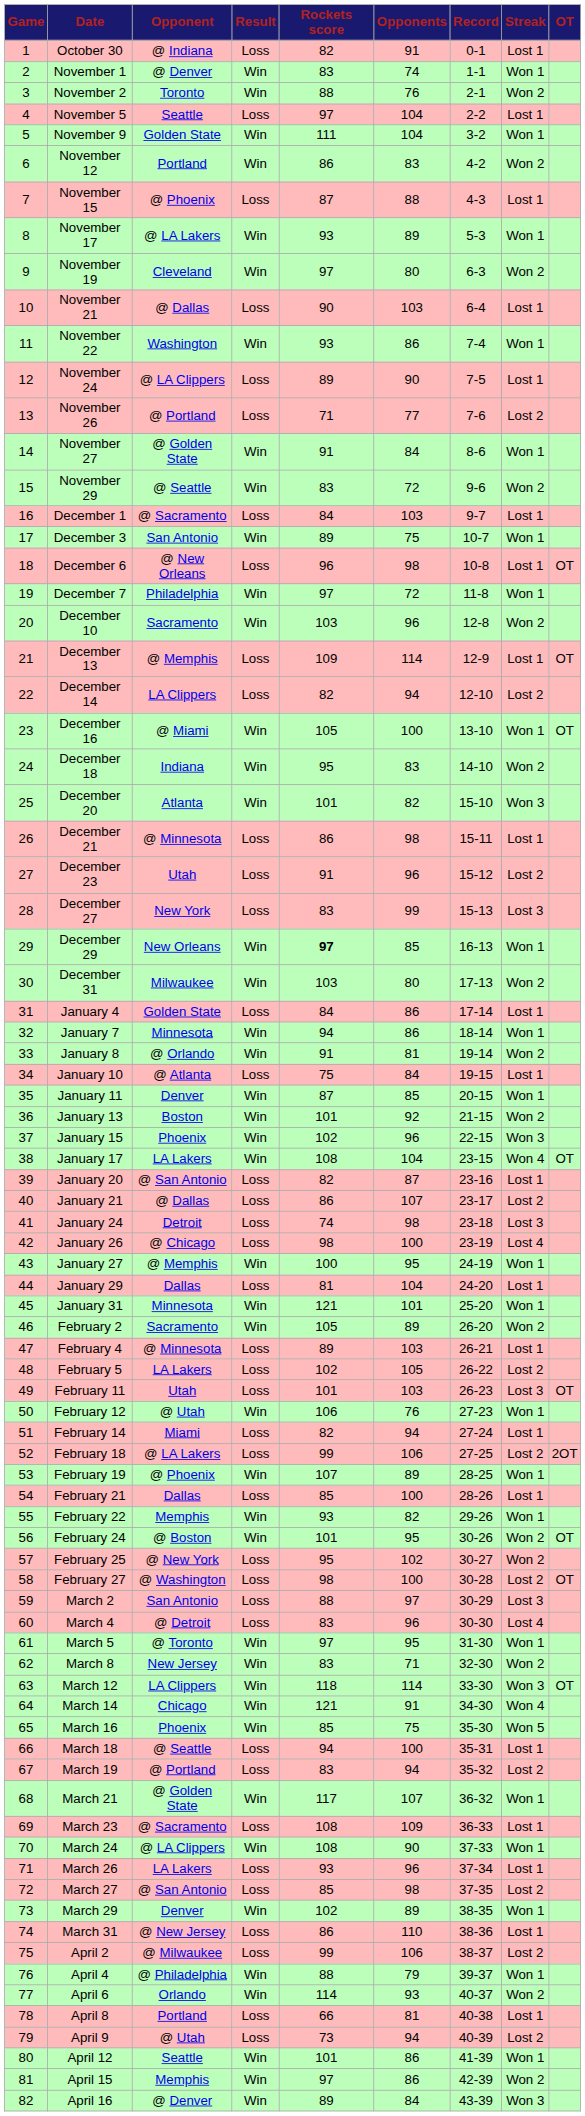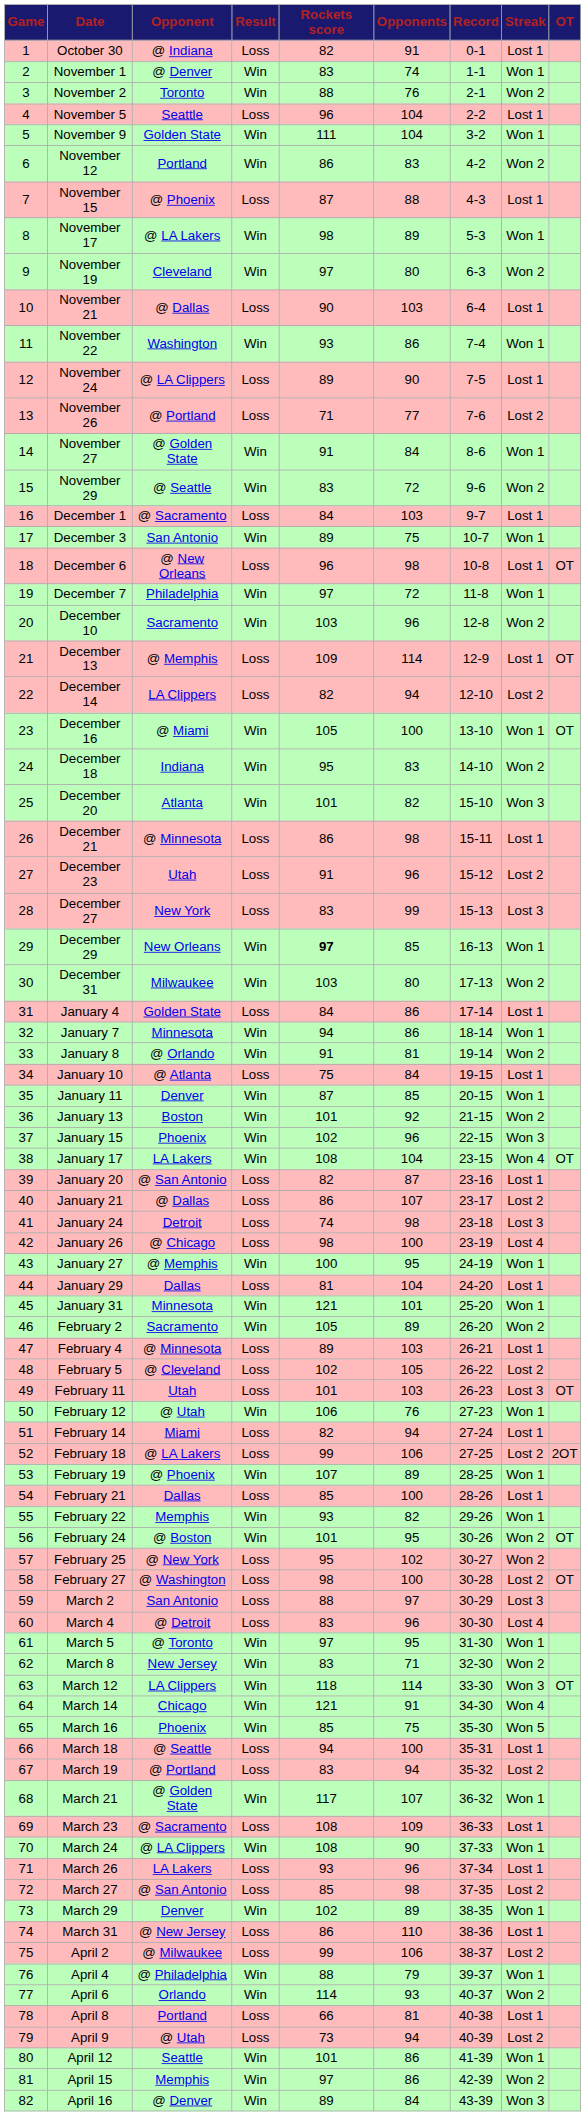(326, 114) 97 -> (326, 114) 96
(326, 235) 93 -> (326, 235) 98
(182, 1369) LA Lakers -> (182, 1369) @ Cleveland
